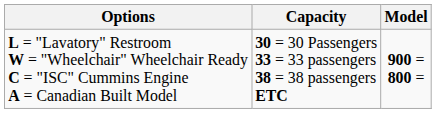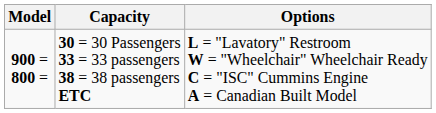columns swapped: (406, 17) <-> (128, 17)
